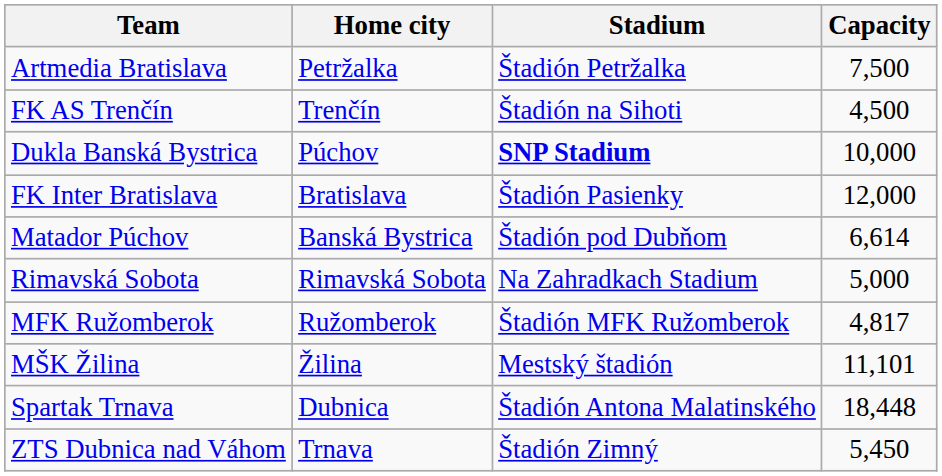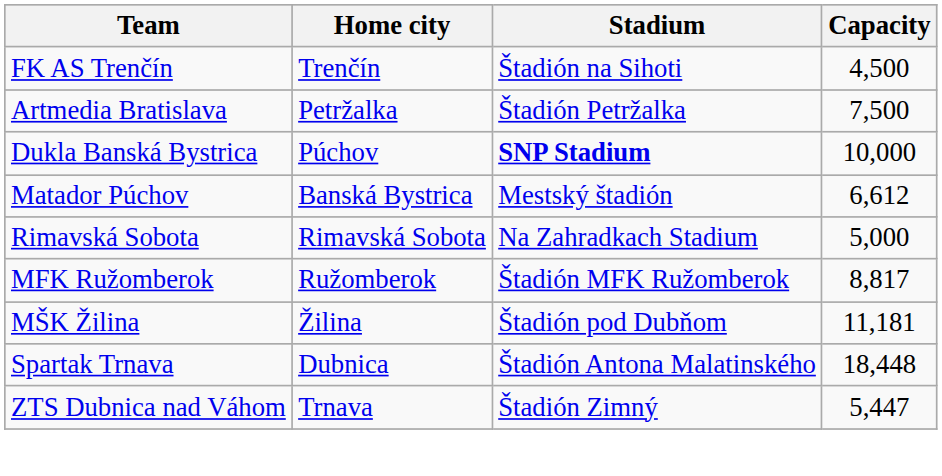rows swapped: (119, 68) <-> (92, 110)
- row: (114, 195)
(613, 237) Štadión pod Dubňom -> (585, 195) Mestský štadión
(879, 237) 6,614 -> (879, 195) 6,612
(879, 322) 4,817 -> (879, 279) 8,817
(585, 364) Mestský štadión -> (613, 322) Štadión pod Dubňom
(879, 364) 11,101 -> (879, 322) 11,181
(879, 449) 5,450 -> (879, 407) 5,447
